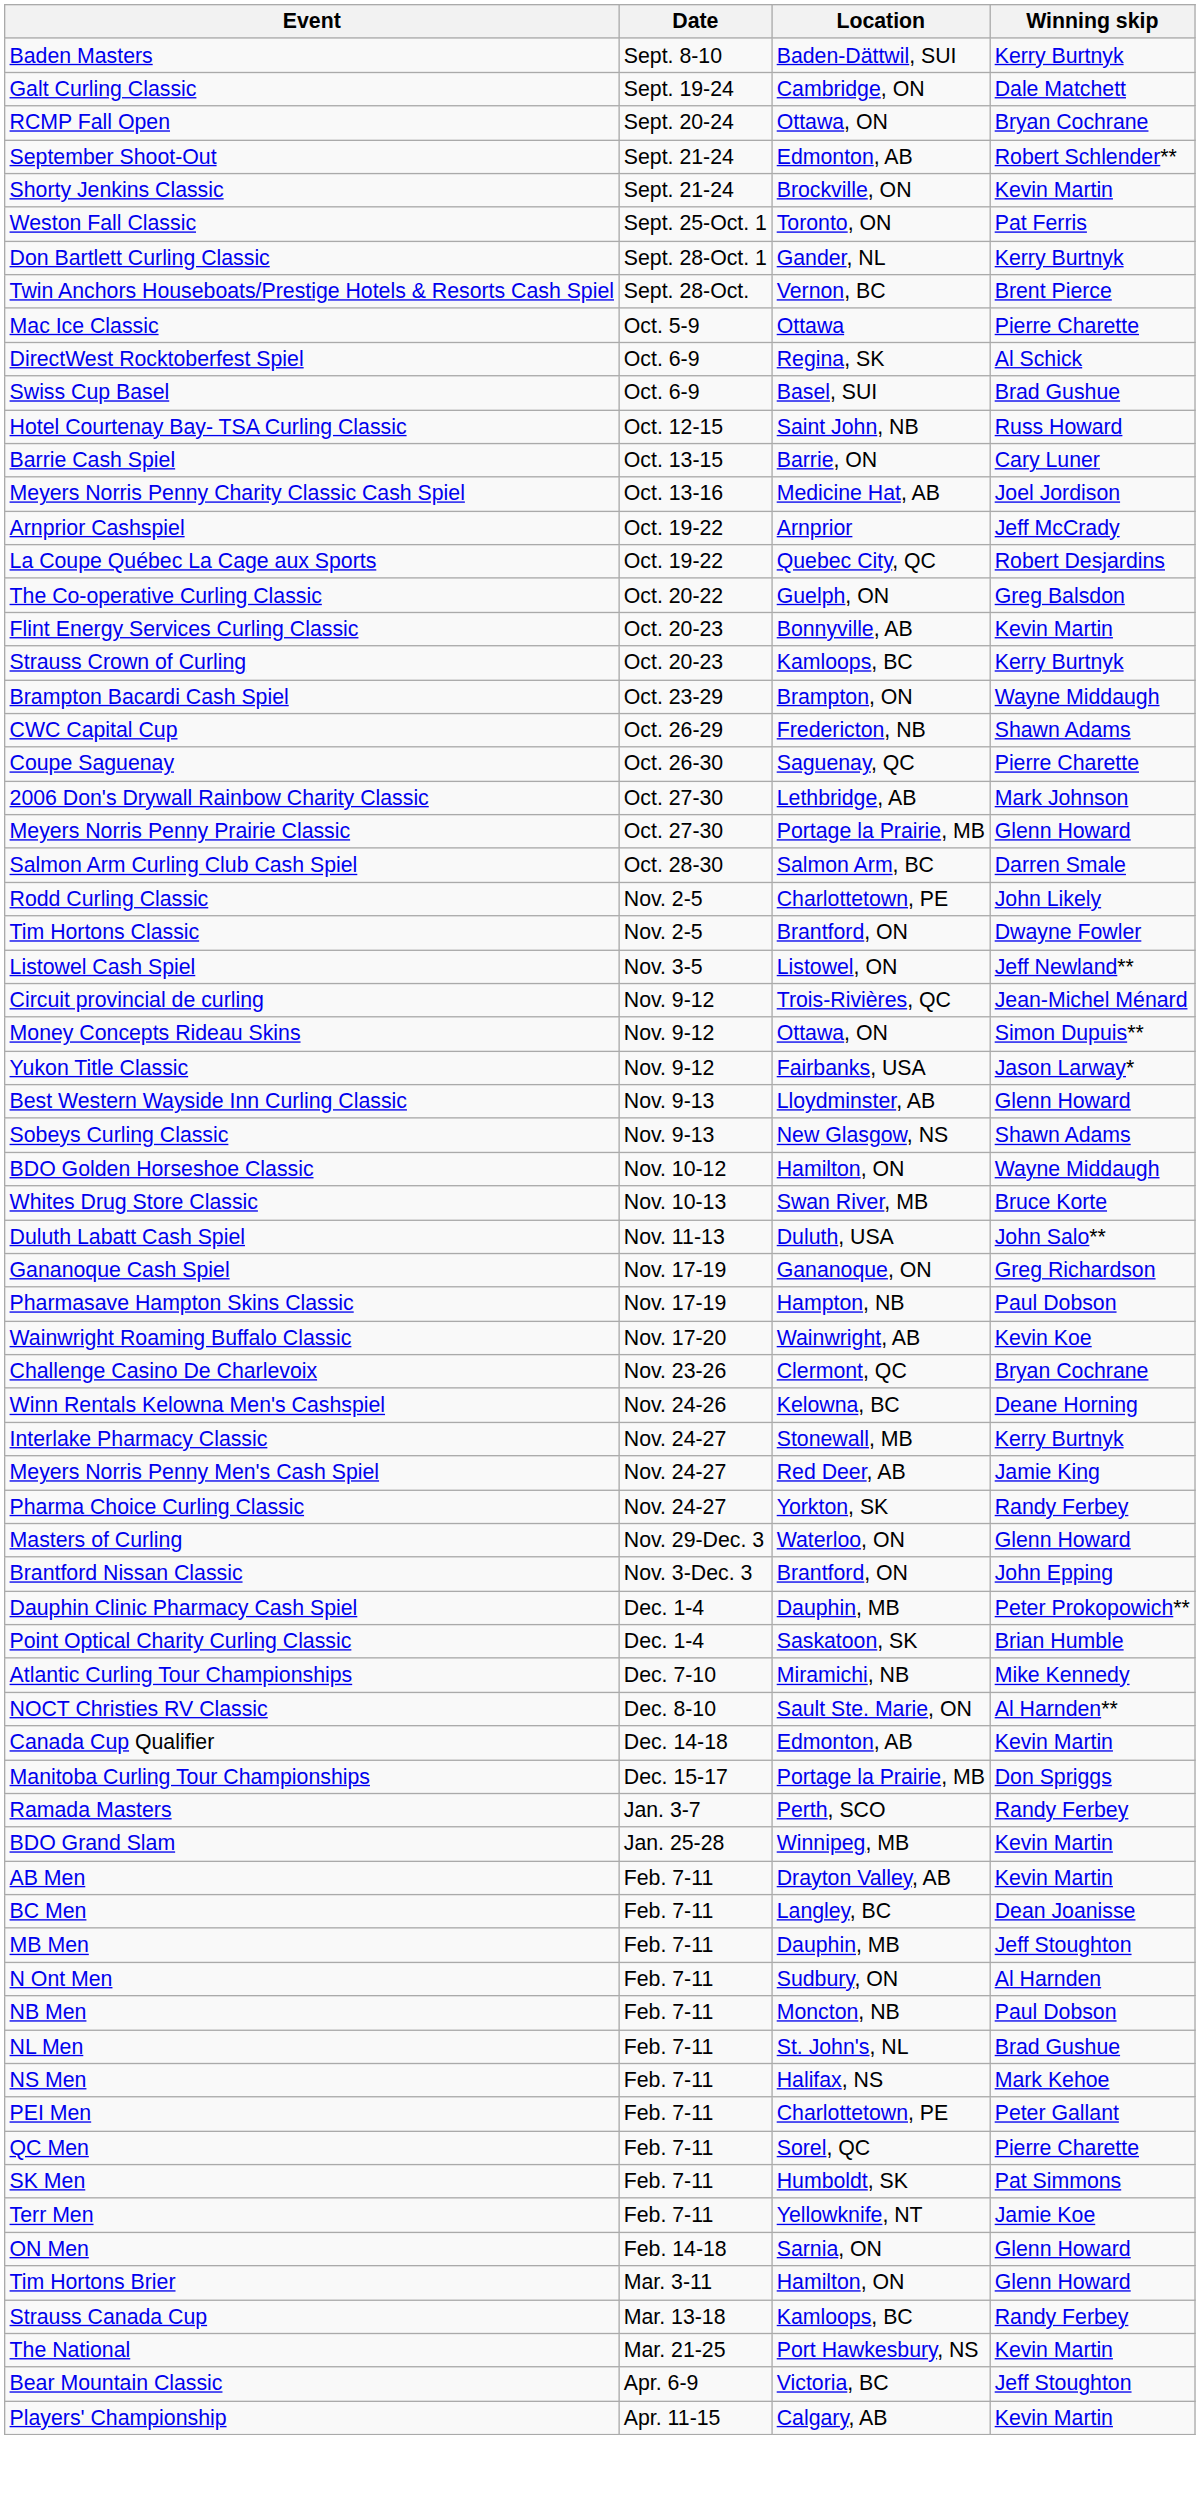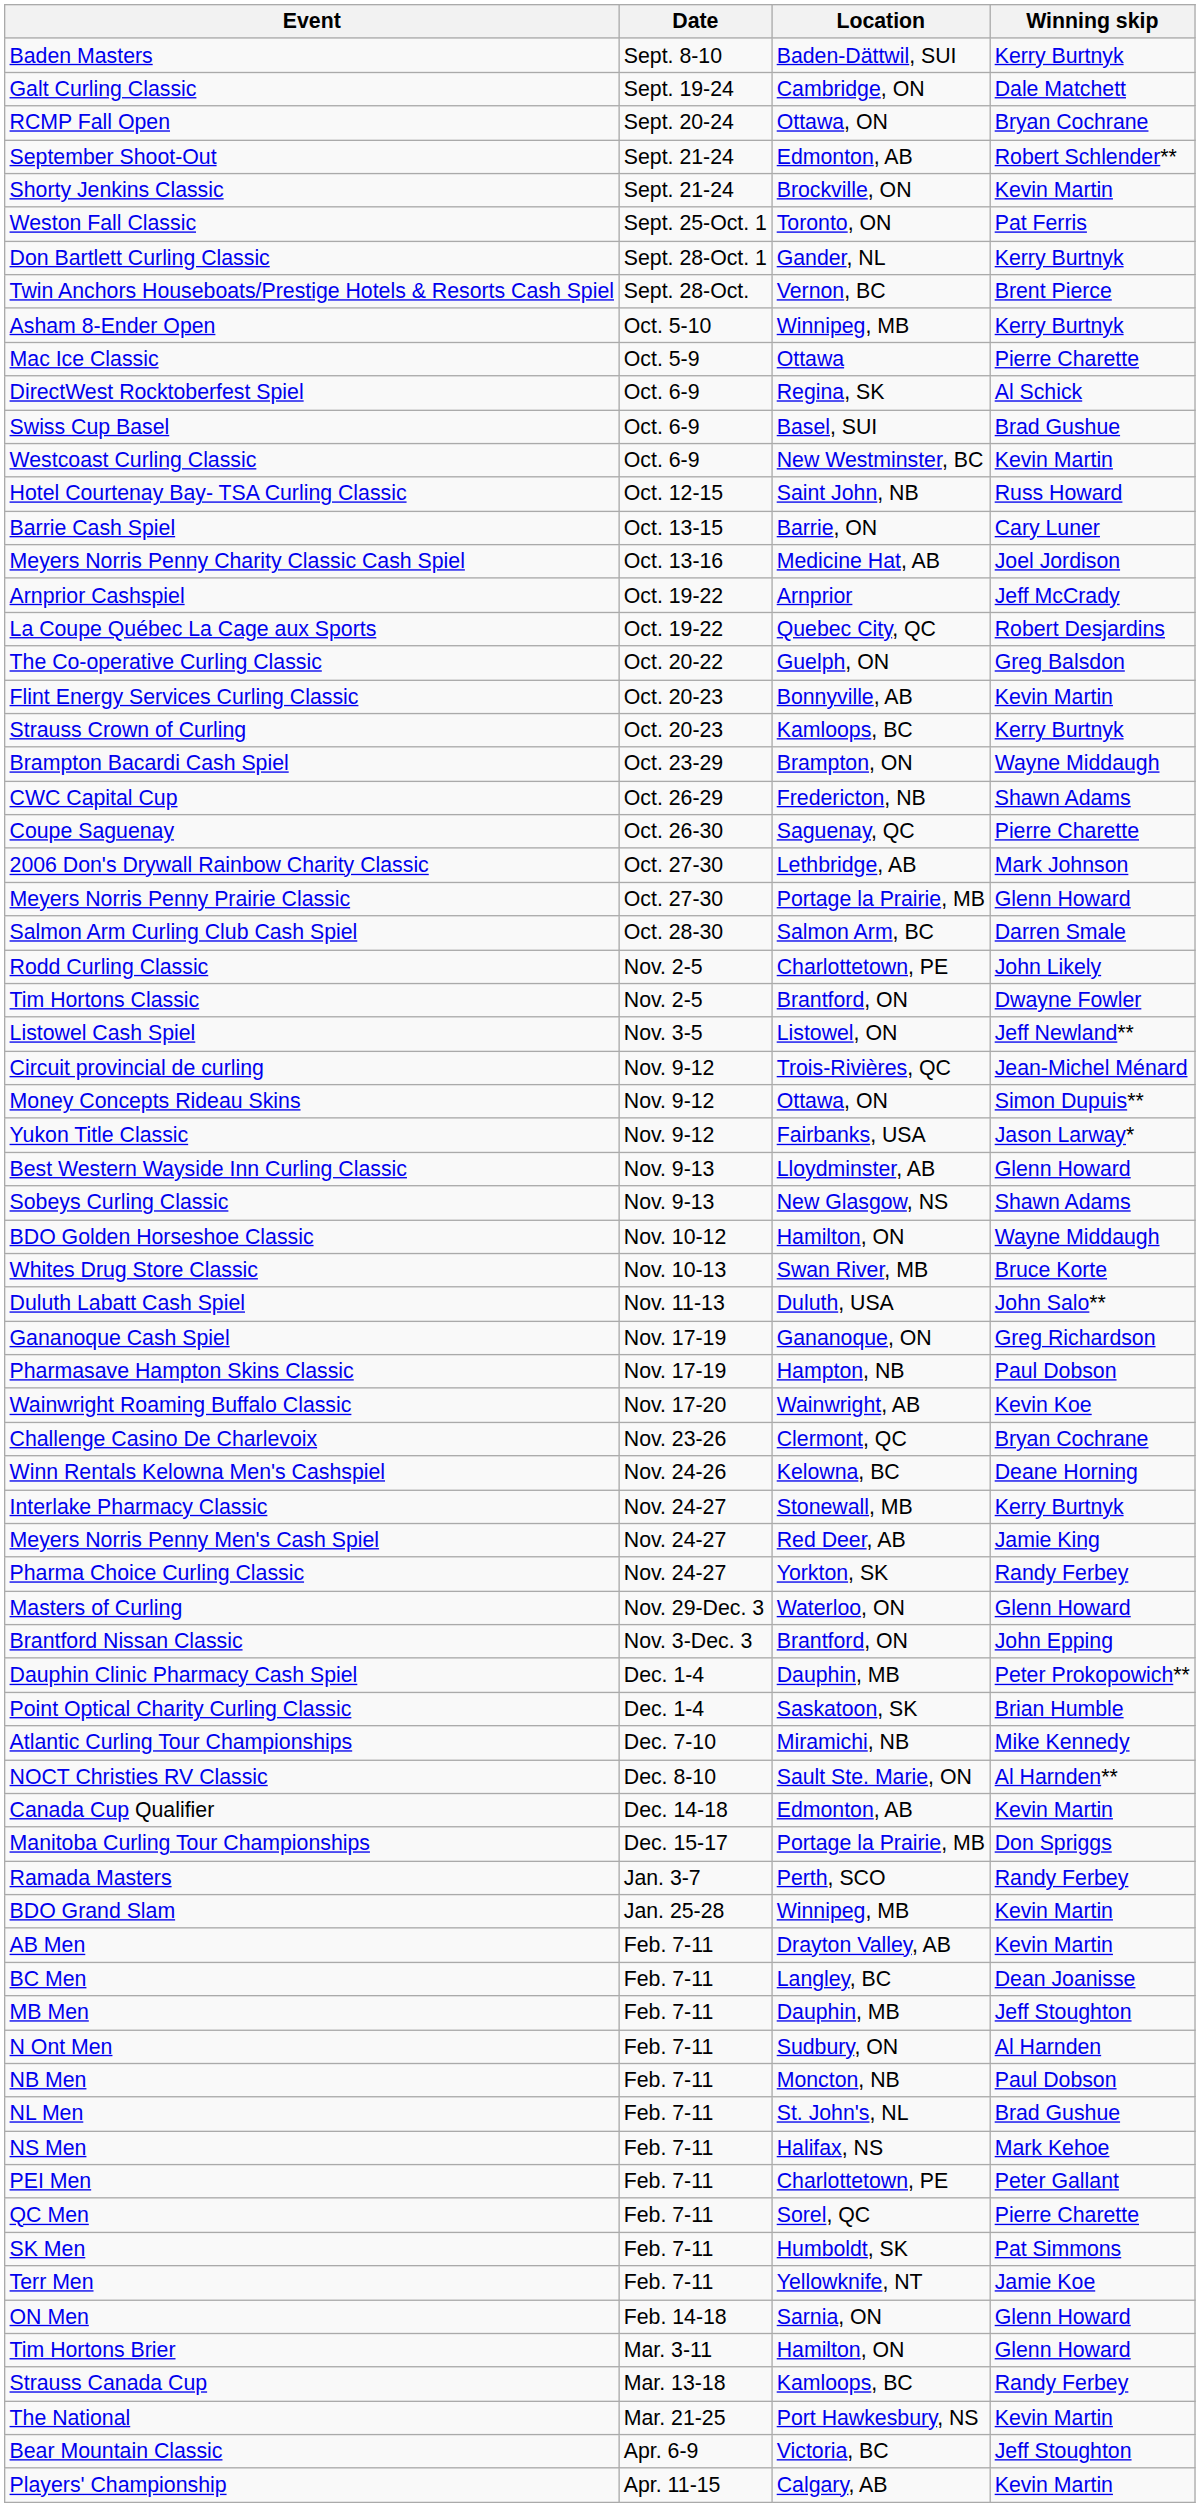+ row: (112, 325)
+ row: (133, 460)
